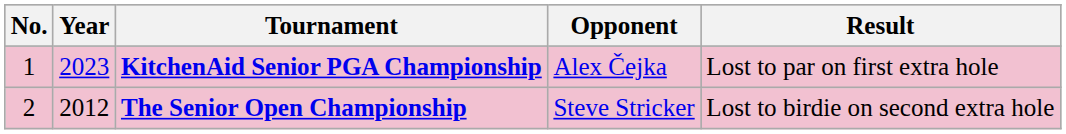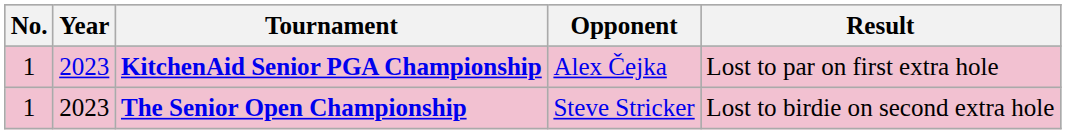(29, 108) 2 -> (29, 108) 1
(84, 108) 2012 -> (84, 108) 2023
